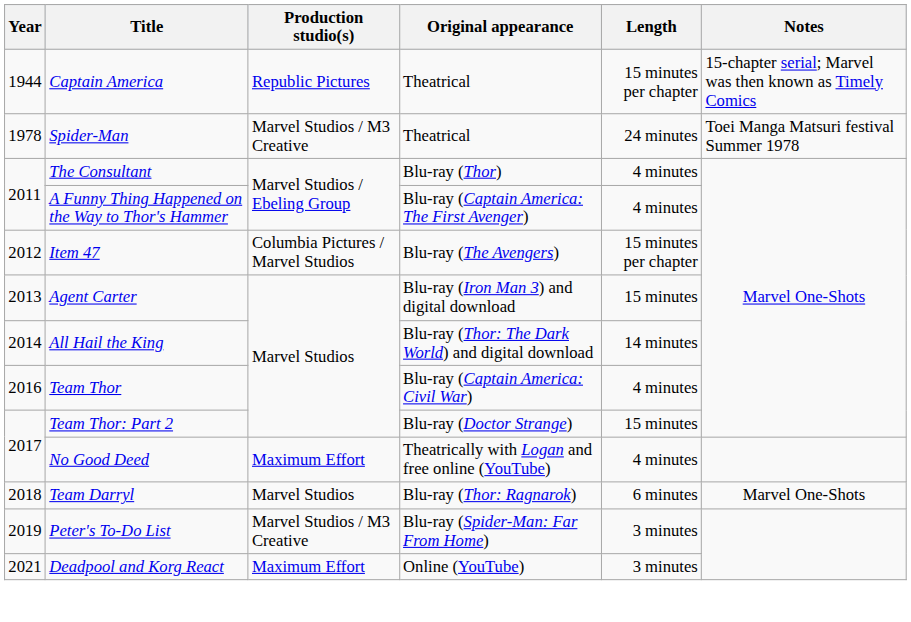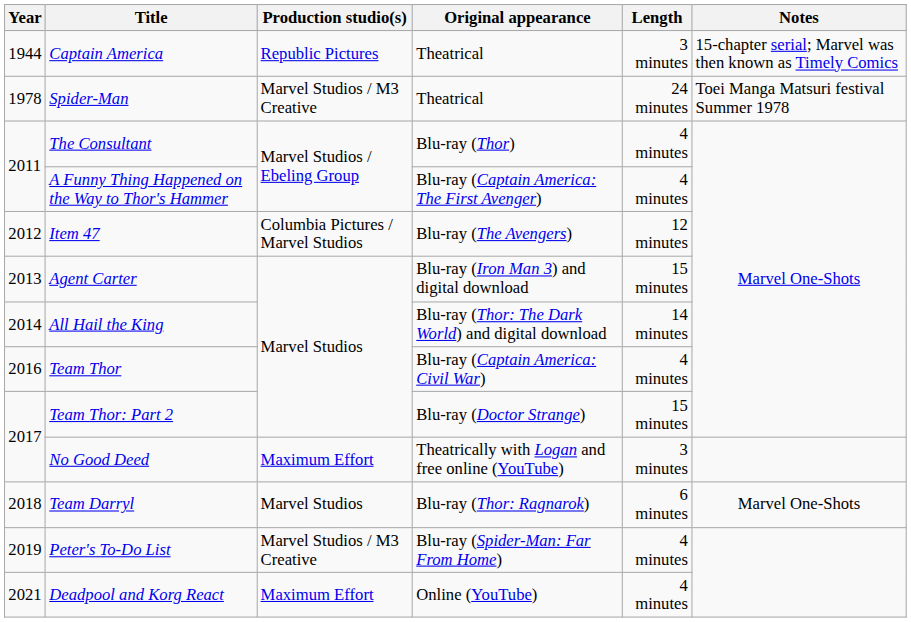(661, 81) 15 minutes per chapter -> (662, 53) 3 minutes
(661, 252) 15 minutes per chapter -> (662, 233) 12 minutes
(665, 459) 4 minutes -> (662, 459) 3 minutes
(665, 530) 3 minutes -> (662, 549) 4 minutes
(665, 566) 3 minutes -> (662, 594) 4 minutes
